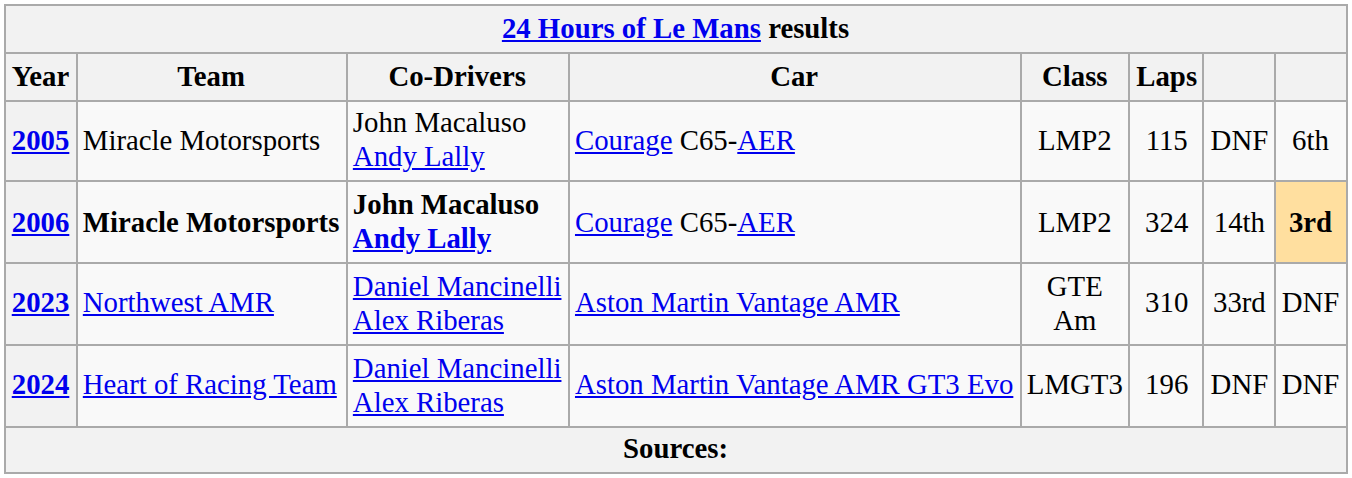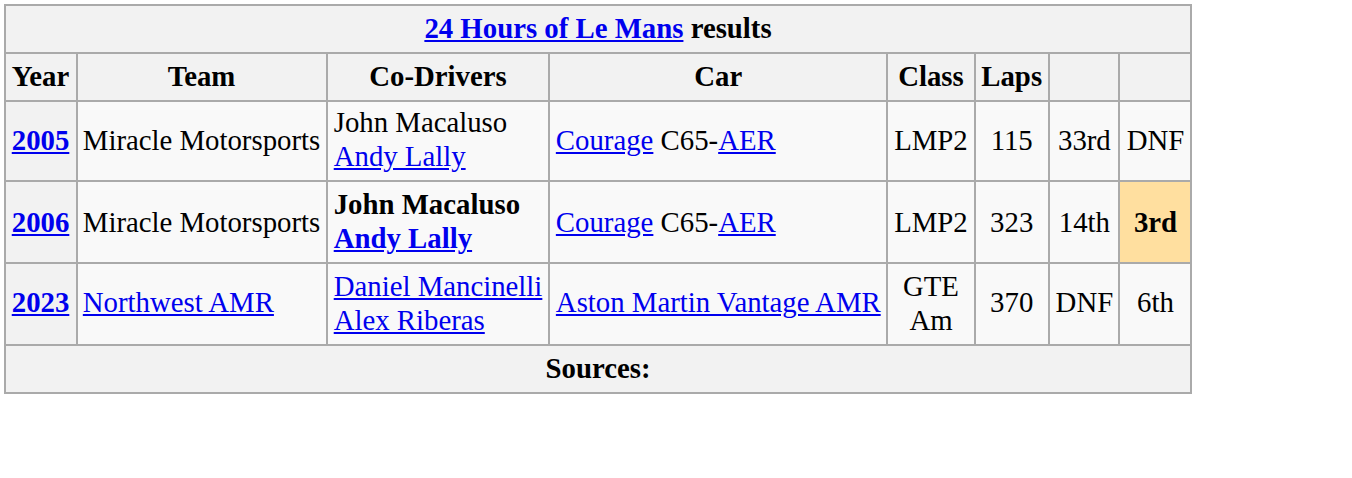(1239, 140) DNF -> (1084, 140) 33rd
(1310, 140) 6th -> (1155, 140) DNF
(211, 222) bold -> (202, 222) normal
(1167, 222) 324 -> (1012, 222) 323
(1167, 303) 310 -> (1012, 303) 370
(1239, 303) 33rd -> (1084, 303) DNF
(1310, 303) DNF -> (1155, 303) 6th
- row: (41, 385)
